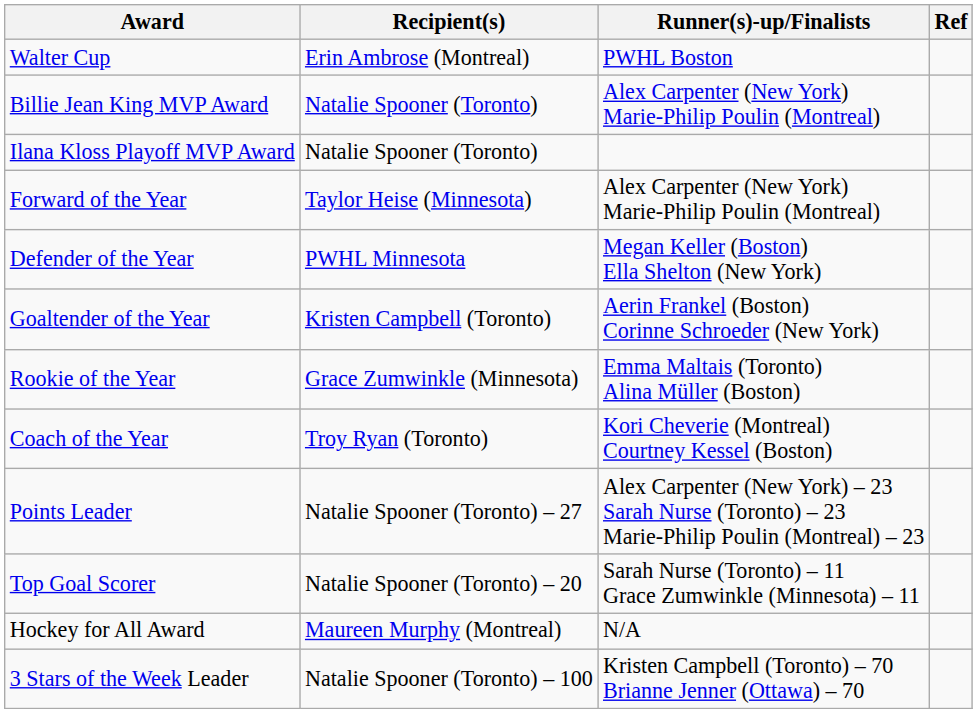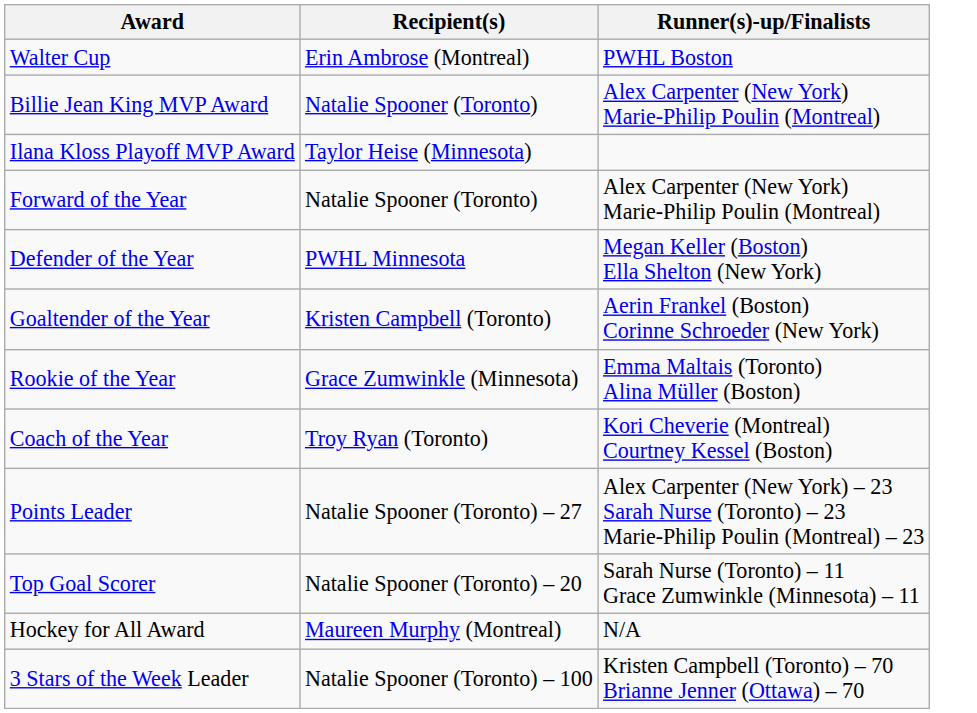- column: (951, 22)
(421, 151) Natalie Spooner (Toronto) -> (418, 151) Taylor Heise (Minnesota)
(418, 199) Taylor Heise (Minnesota) -> (421, 199) Natalie Spooner (Toronto)
